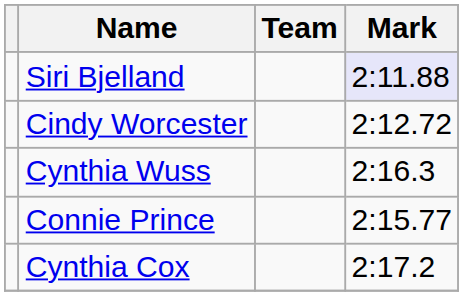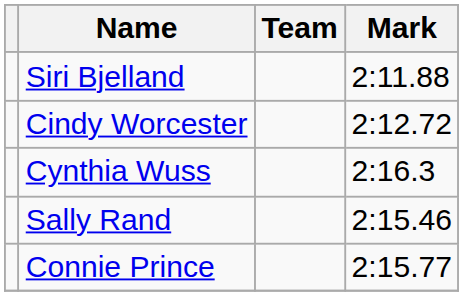(401, 76) lavender background -> (401, 76) no background
+ row: (98, 219)
- row: (108, 266)
